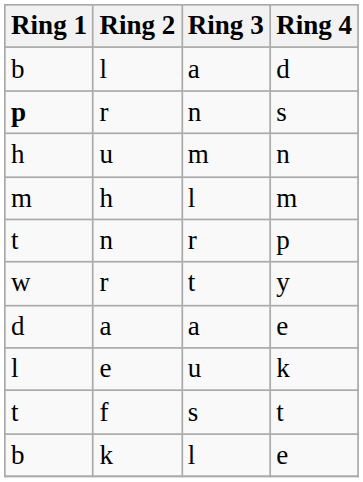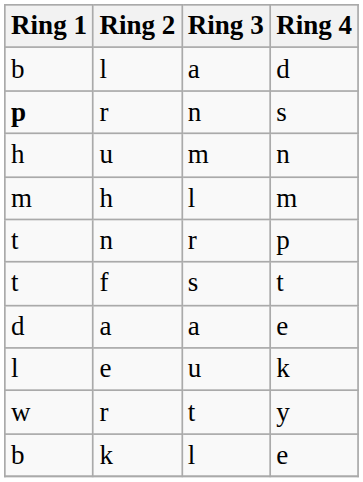rows swapped: (104, 283) <-> (104, 411)
